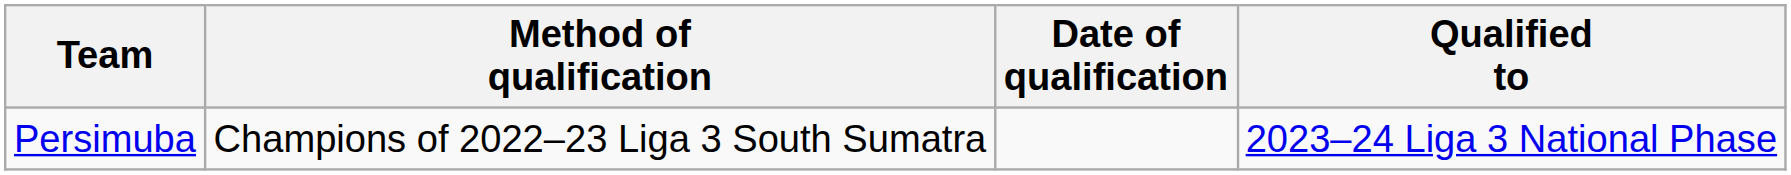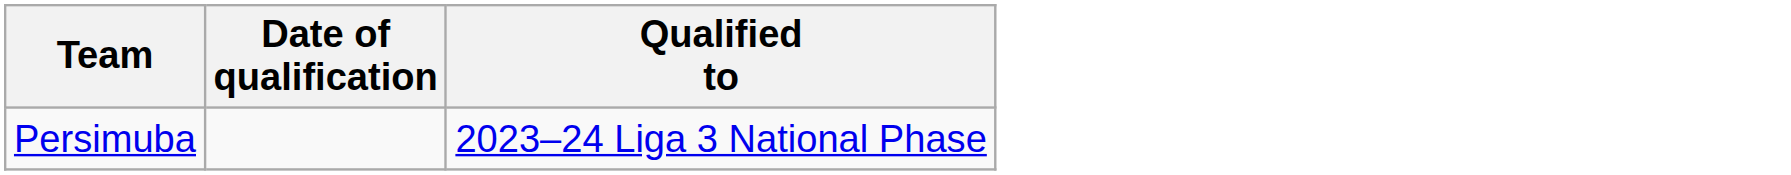- column: (600, 56)
